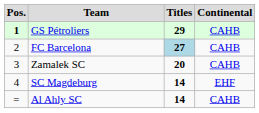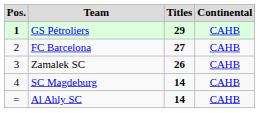(179, 47) lightblue background -> (179, 47) no background
(179, 64) 20 -> (179, 64) 26
(225, 82) EHF -> (225, 82) CAHB
